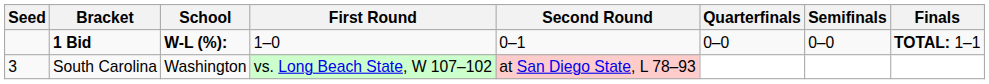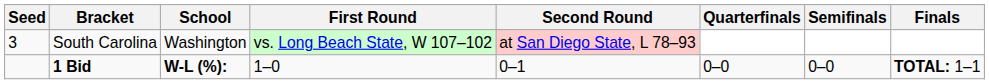rows swapped: (105, 67) <-> (72, 42)
